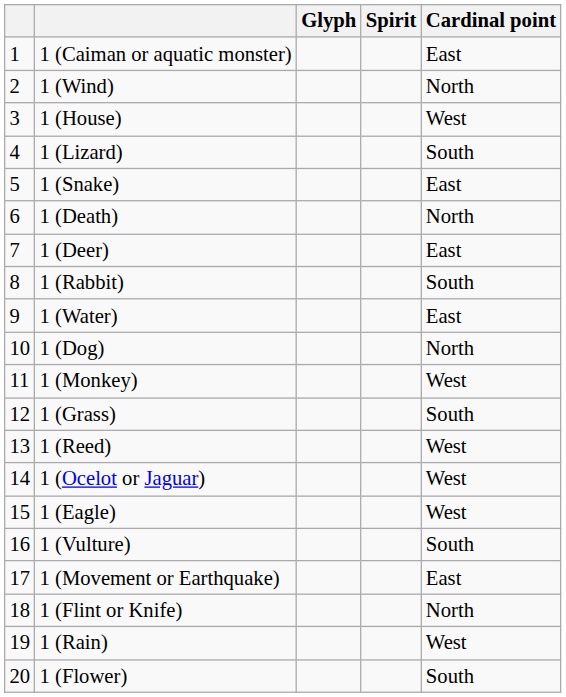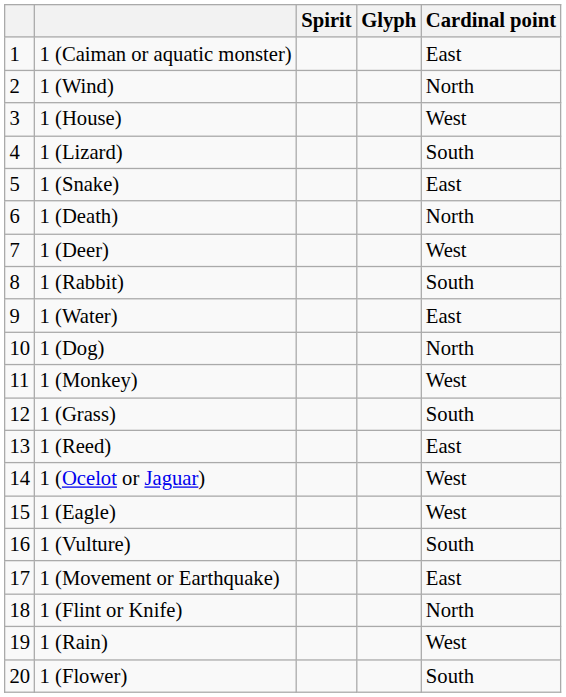columns swapped: (329, 20) <-> (391, 20)
(444, 250) East -> (446, 250) West
(446, 446) West -> (444, 446) East
